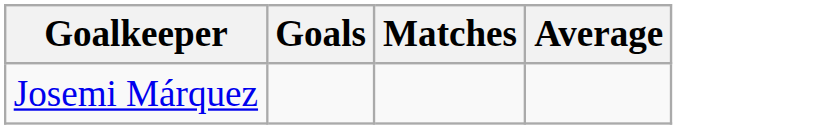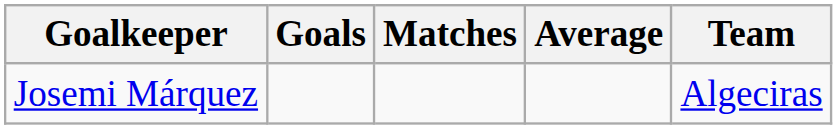+ column: (752, 33)
